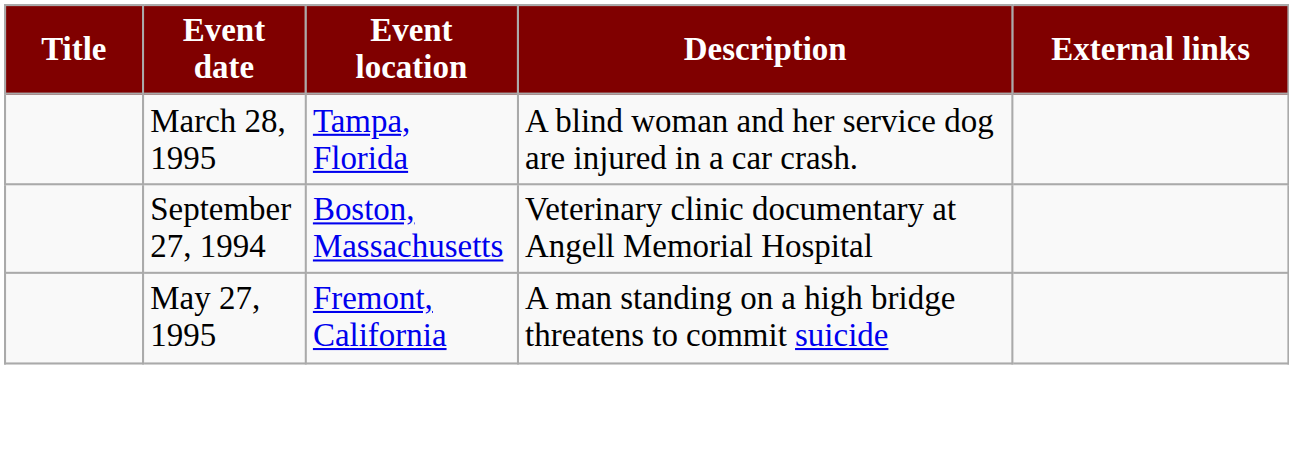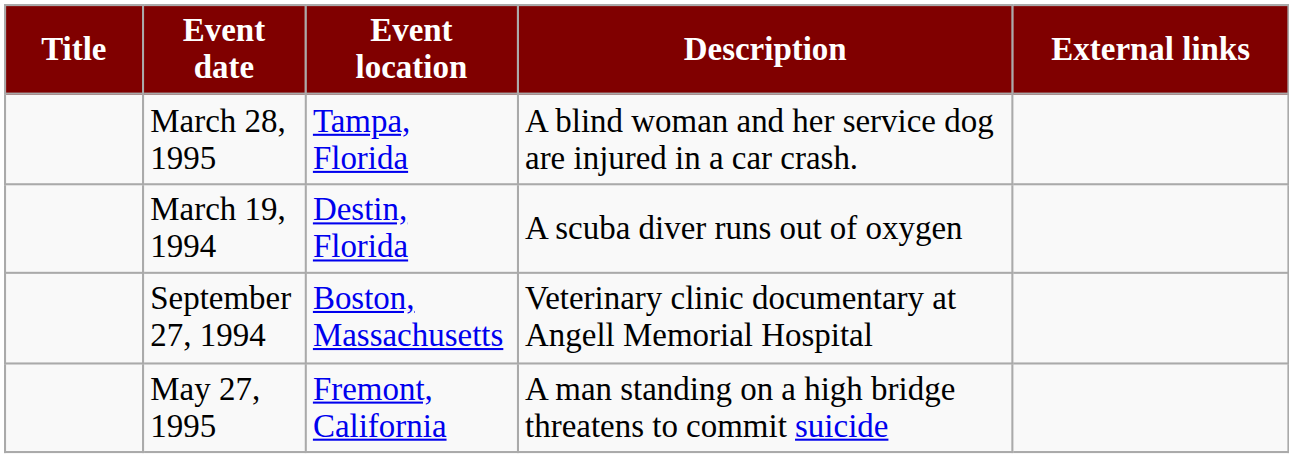+ row: (218, 227)
